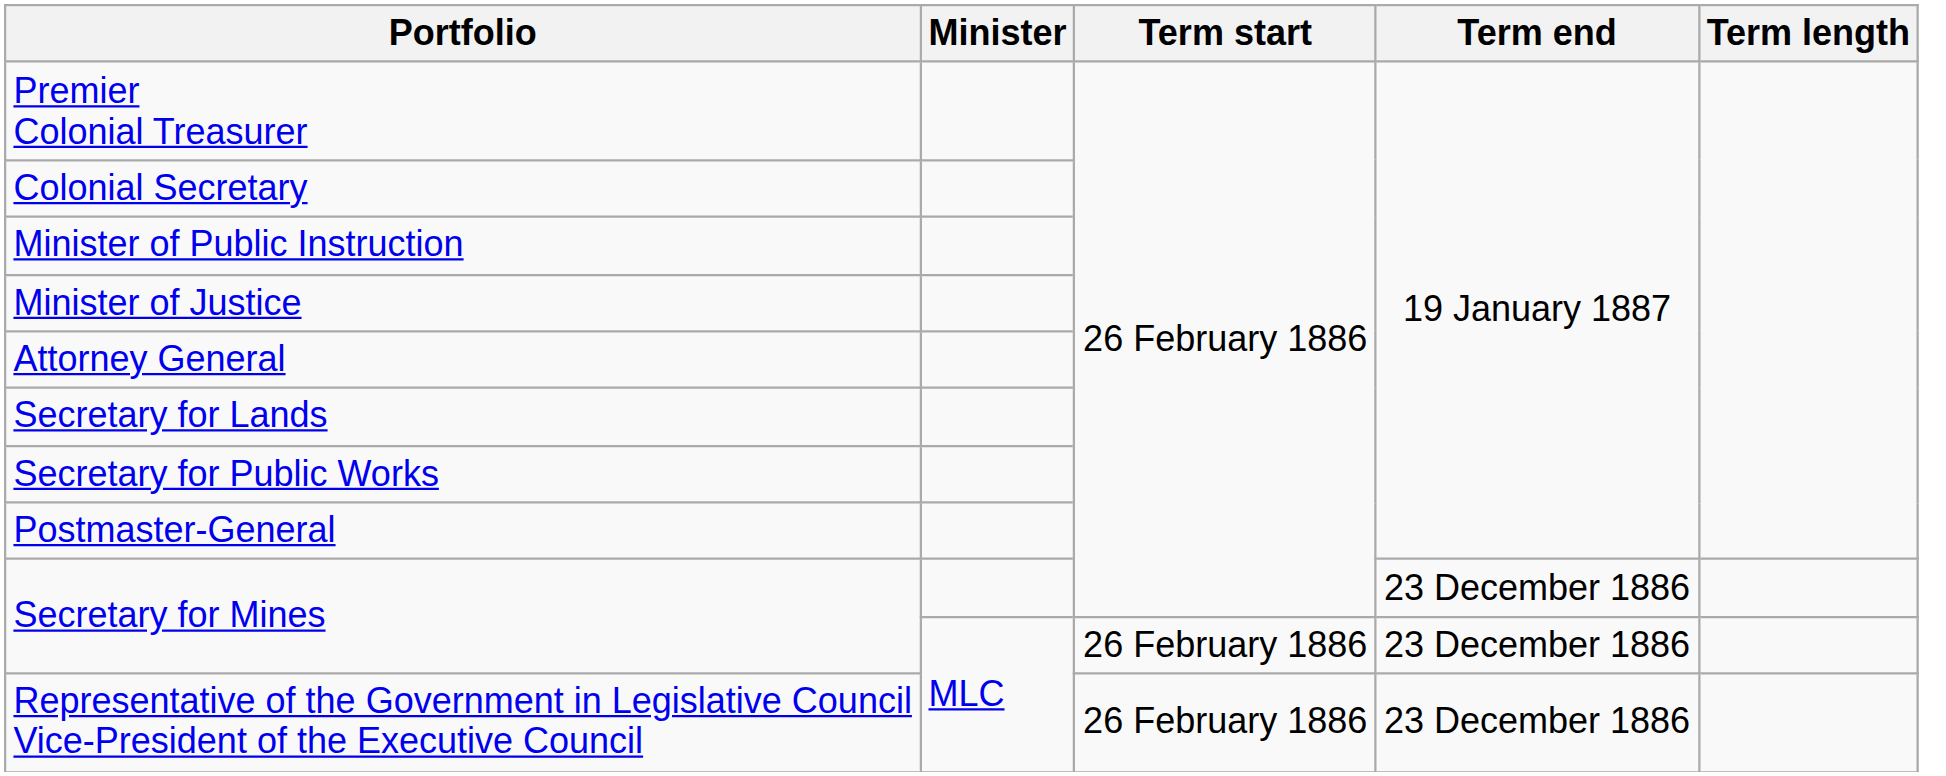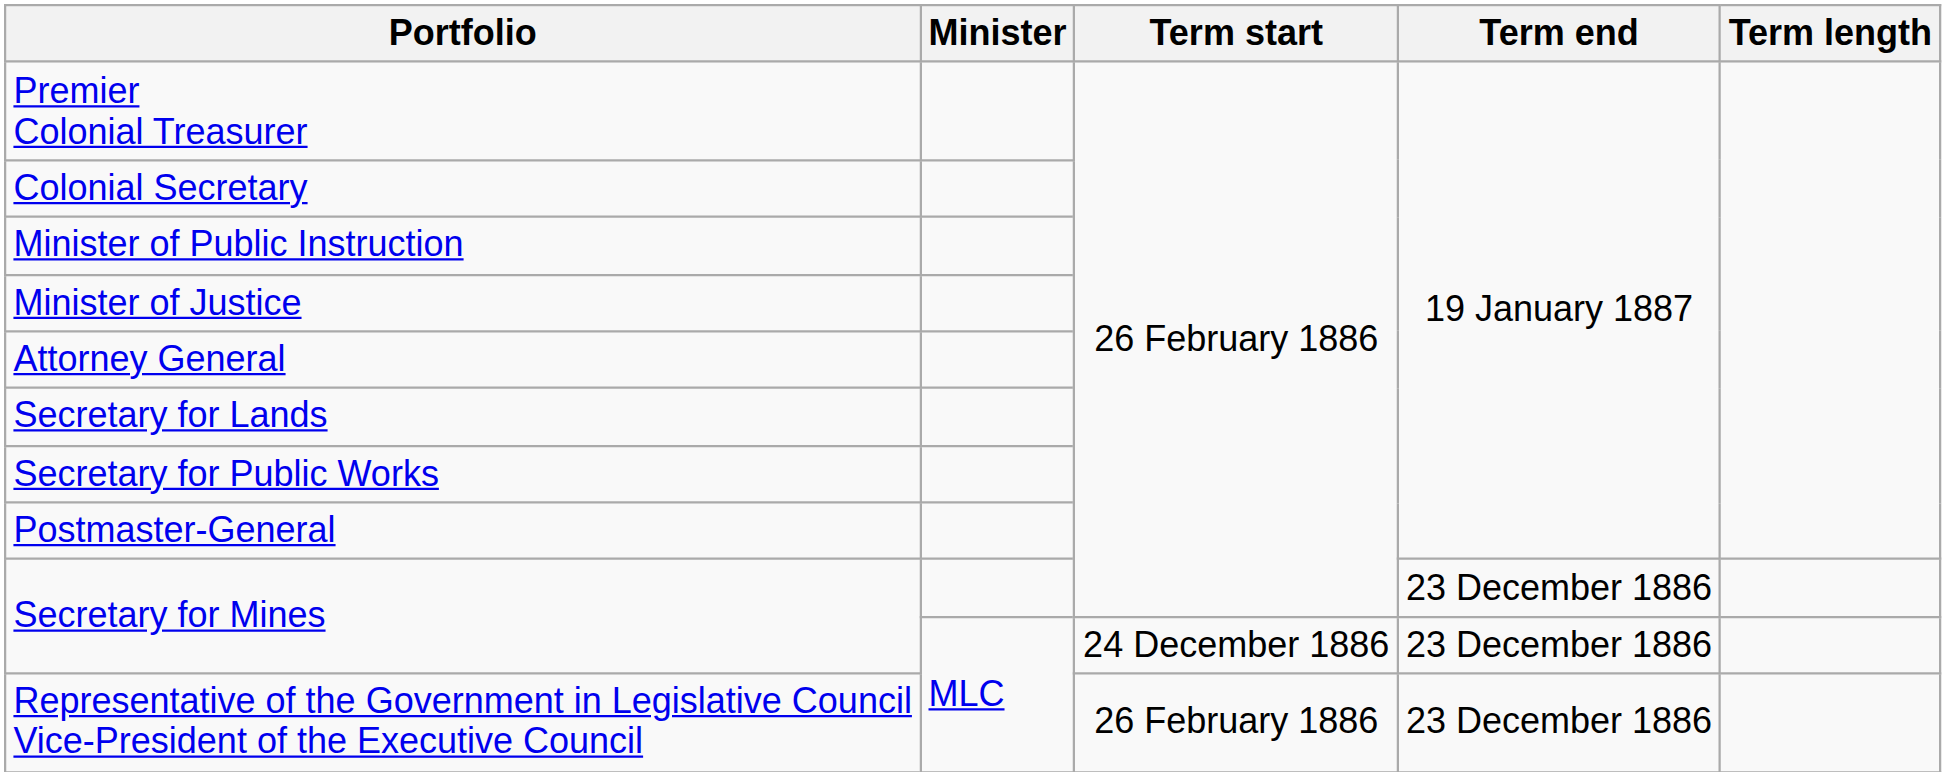(1225, 644) 26 February 1886 -> (1236, 644) 24 December 1886
